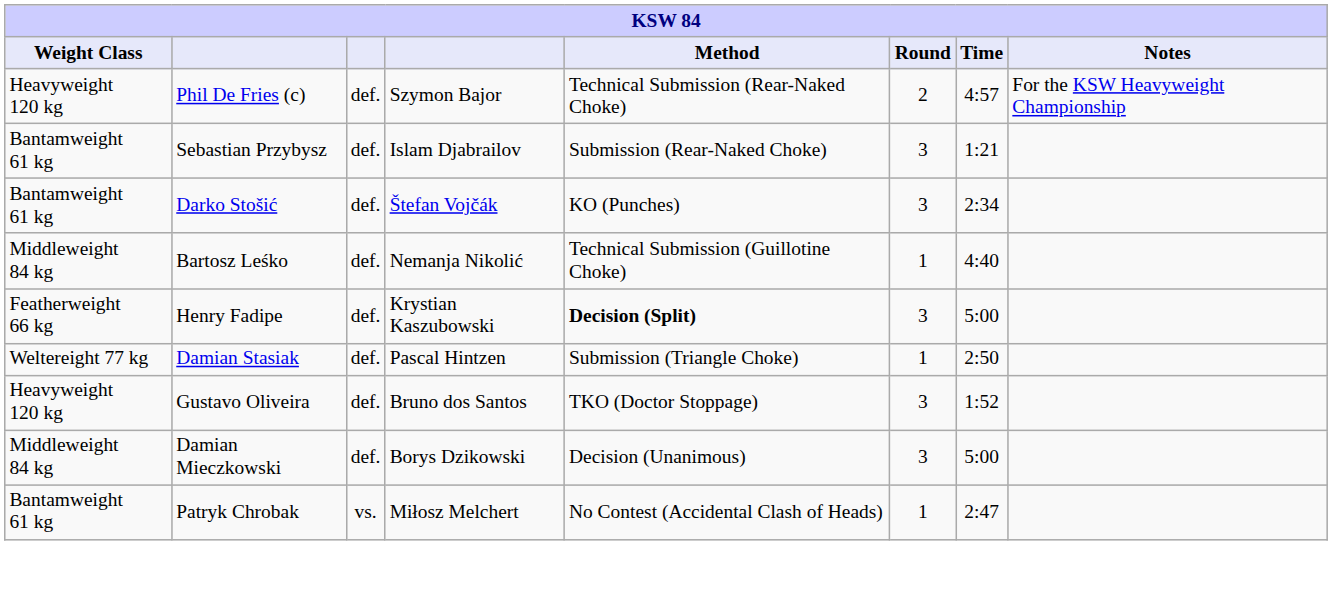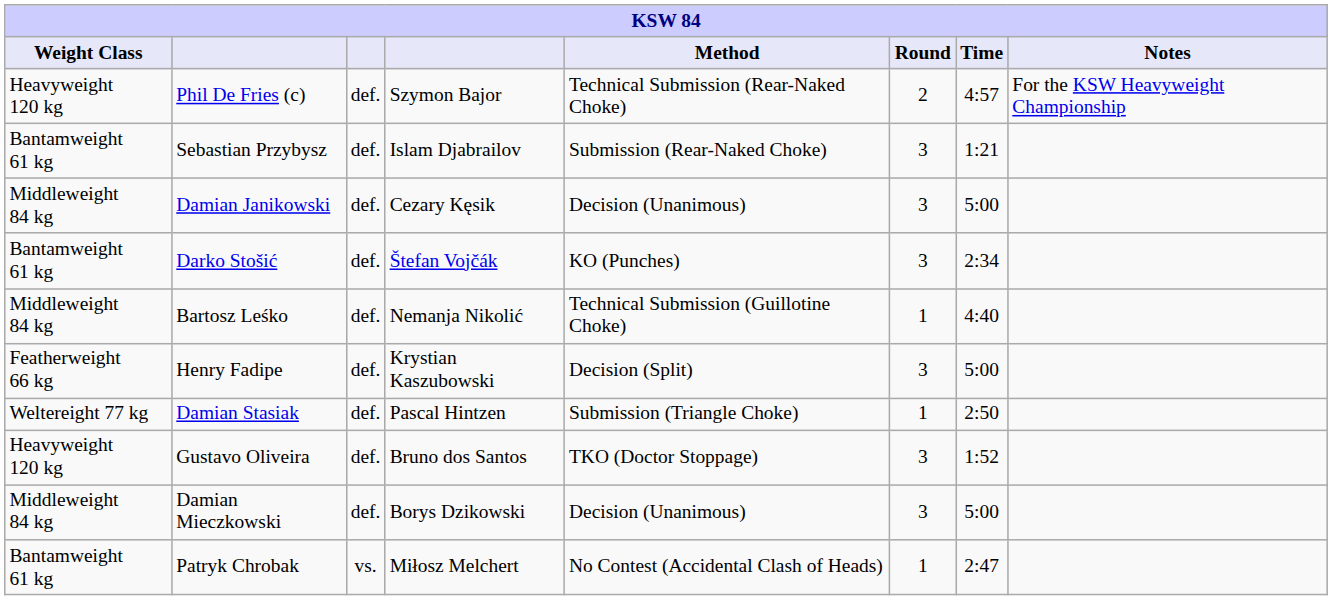+ row: (253, 205)
(632, 315) bold -> (631, 370) normal
